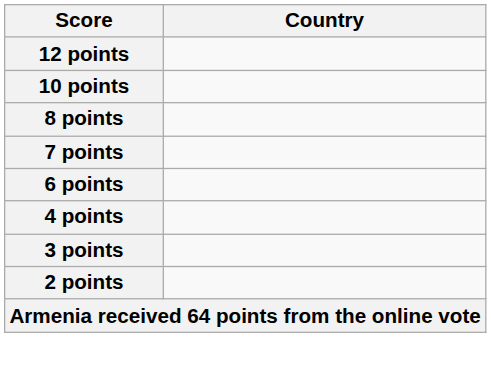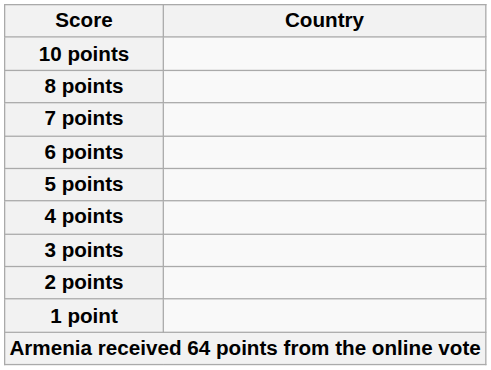- row: (84, 53)
+ row: (84, 184)
+ row: (84, 315)
